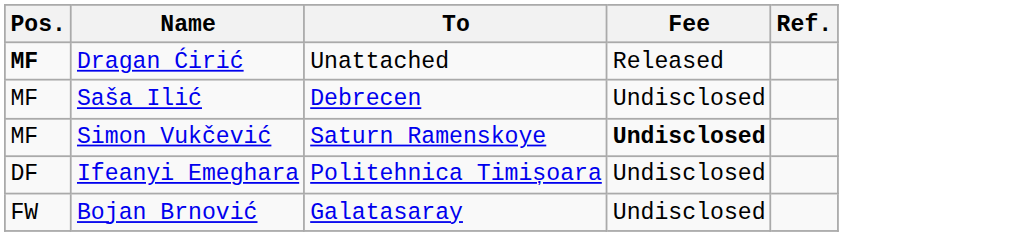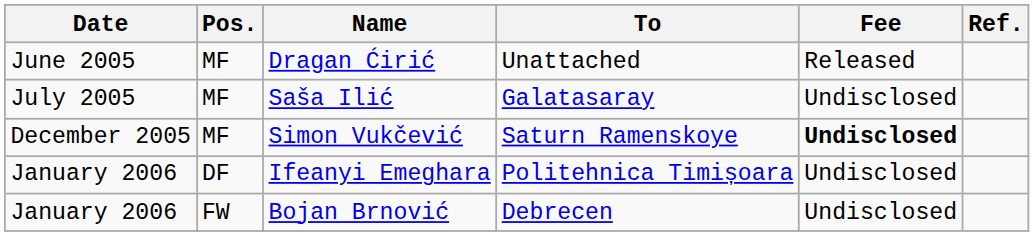+ column: (101, 24)
(24, 61) bold -> (216, 61) normal
(366, 99) Debrecen -> (578, 99) Galatasaray
(387, 212) Galatasaray -> (557, 212) Debrecen
